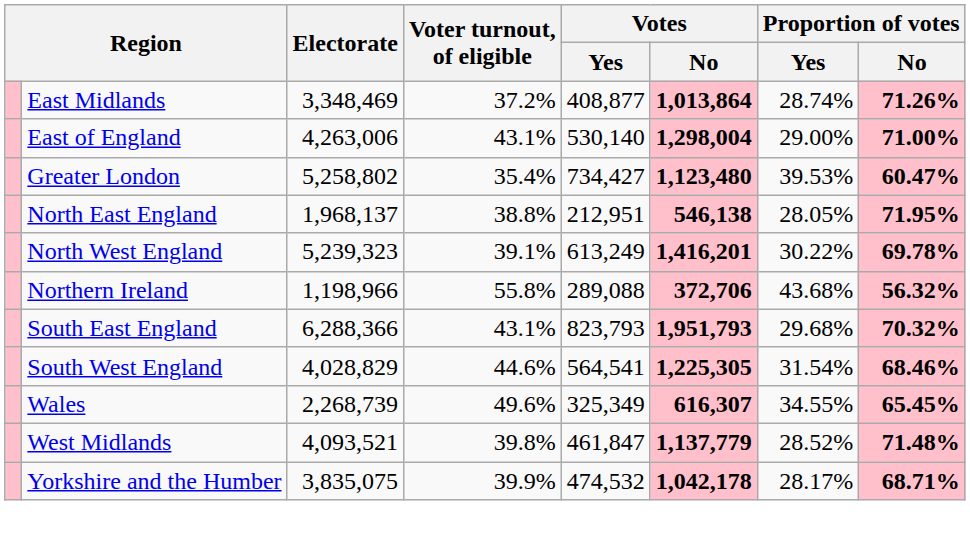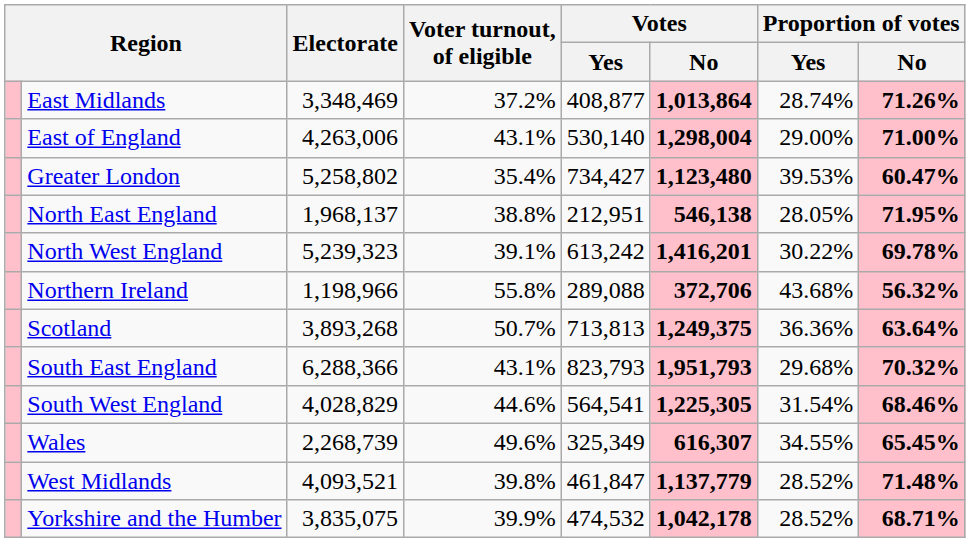(606, 251) 613,249 -> (606, 251) 613,242
+ row: (69, 328)
(816, 480) 28.17% -> (816, 518) 28.52%
